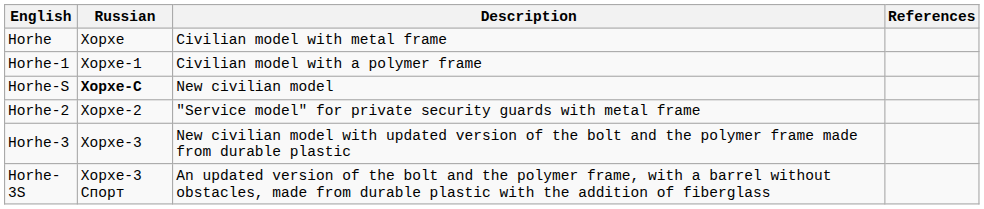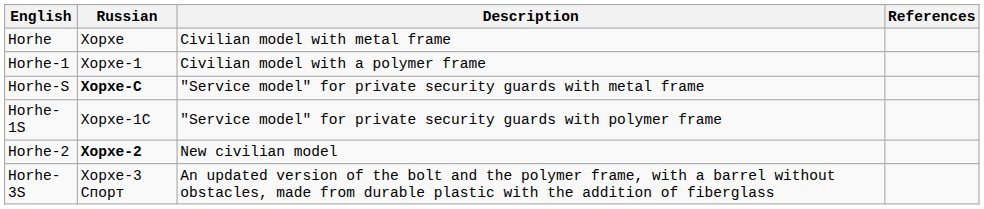(255, 88) New civilian model -> (442, 88) "Service model" for private security guards with metal frame
+ row: (34, 120)
(111, 111) normal -> (111, 152) bold
(438, 111) "Service model" for private security guards with metal frame -> (259, 152) New civilian model
- row: (39, 143)
